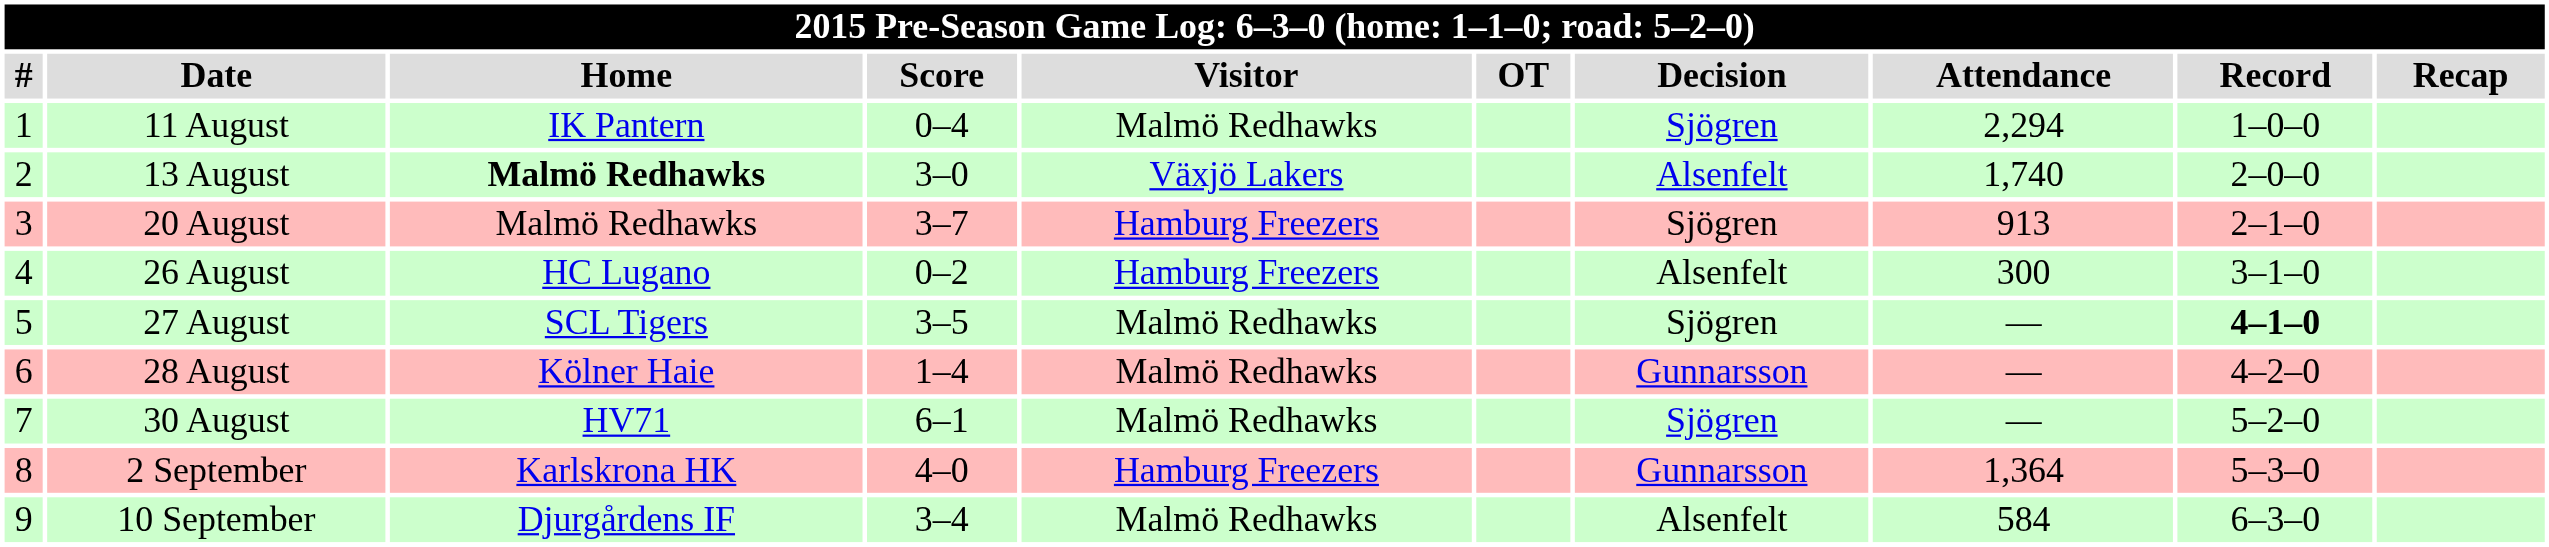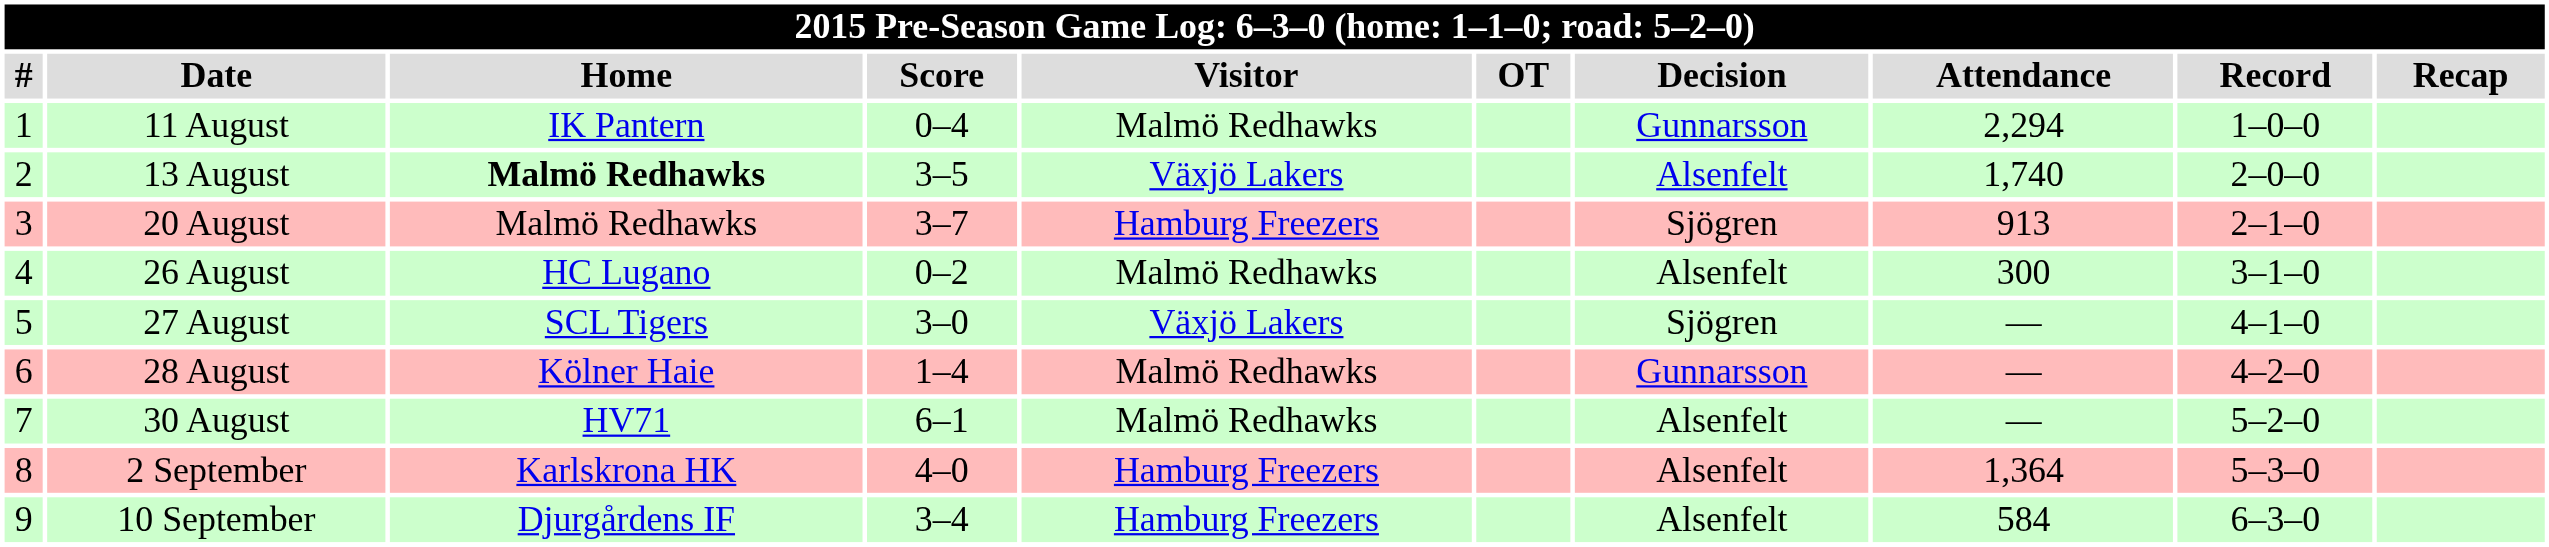(1722, 124) Sjögren -> (1722, 124) Gunnarsson
(942, 174) 3–0 -> (942, 174) 3–5
(1246, 272) Hamburg Freezers -> (1246, 272) Malmö Redhawks
(942, 321) 3–5 -> (942, 321) 3–0
(1246, 321) Malmö Redhawks -> (1246, 321) Växjö Lakers
(2275, 321) bold -> (2275, 321) normal
(1722, 420) Sjögren -> (1722, 420) Alsenfelt
(1722, 469) Gunnarsson -> (1722, 469) Alsenfelt
(1246, 519) Malmö Redhawks -> (1246, 519) Hamburg Freezers
